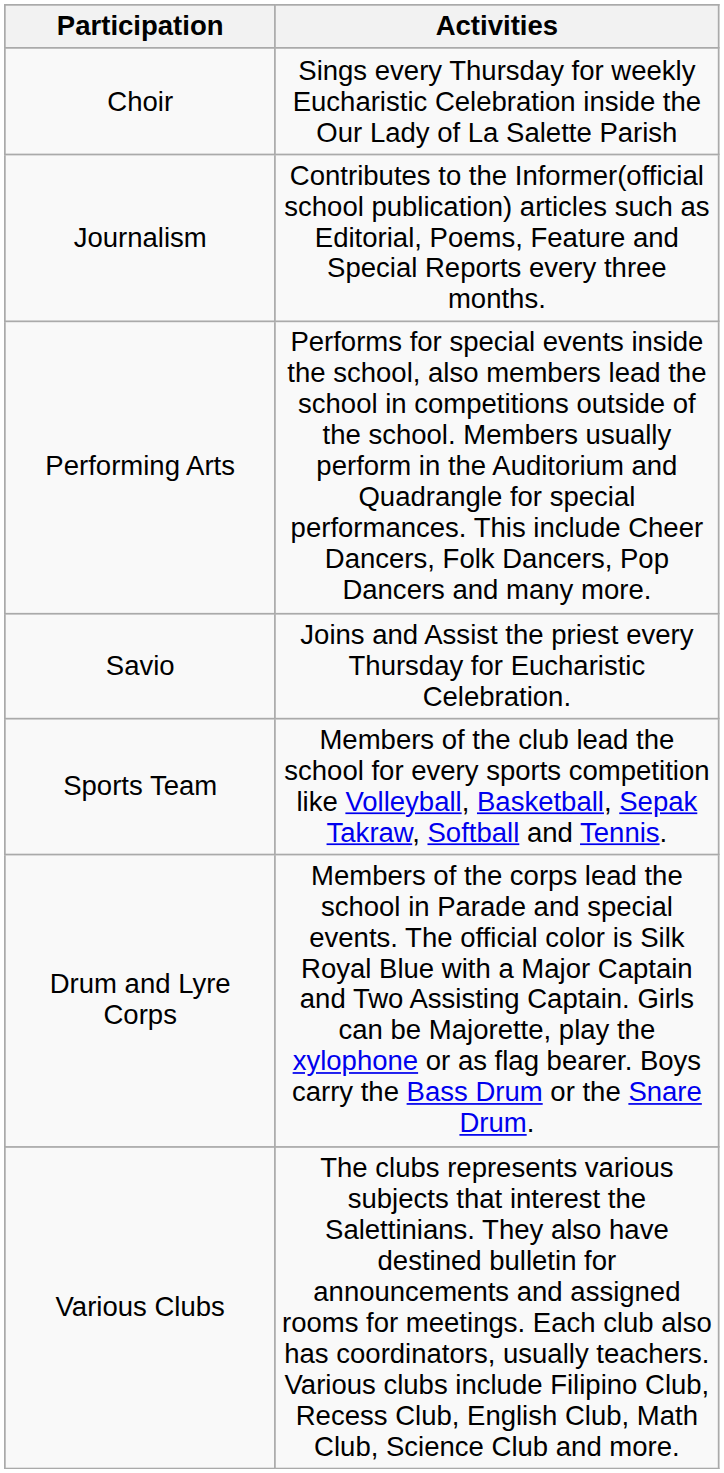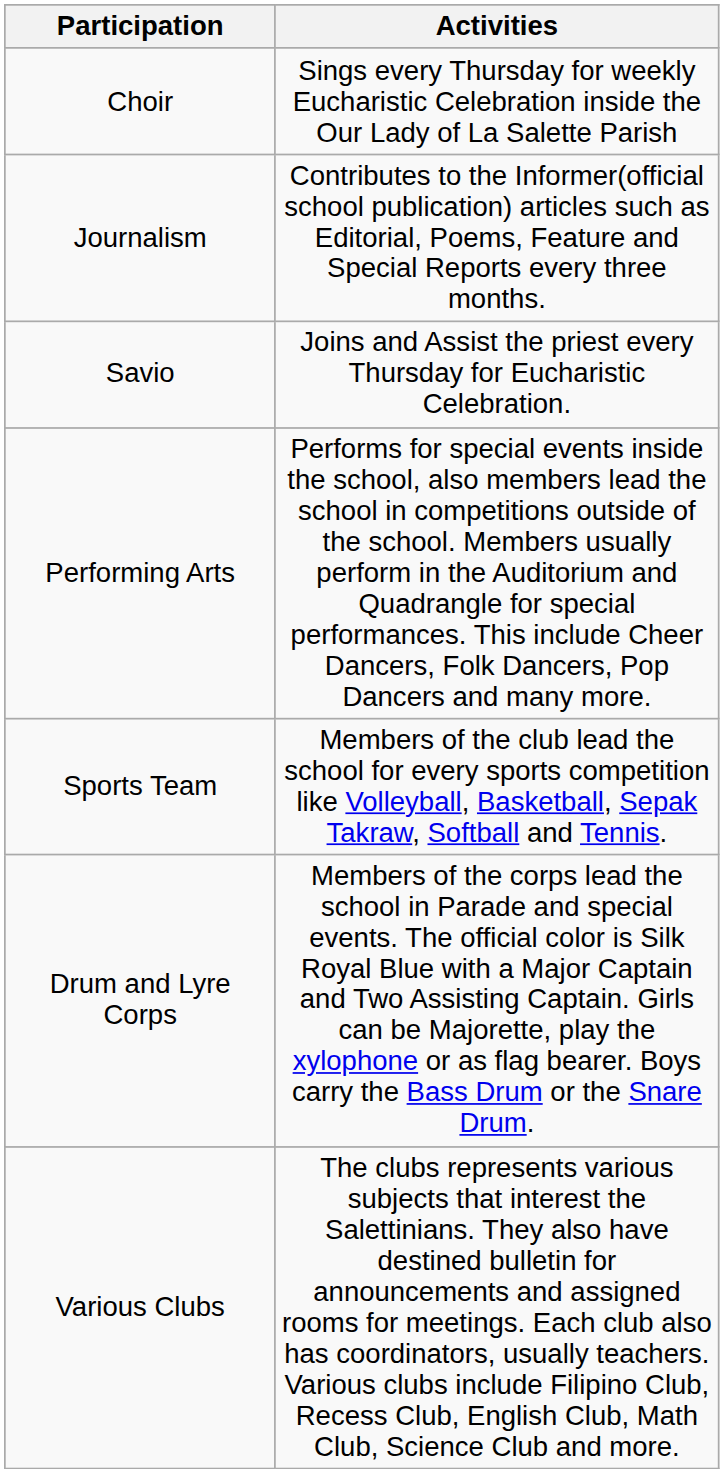rows swapped: (140, 466) <-> (140, 665)
